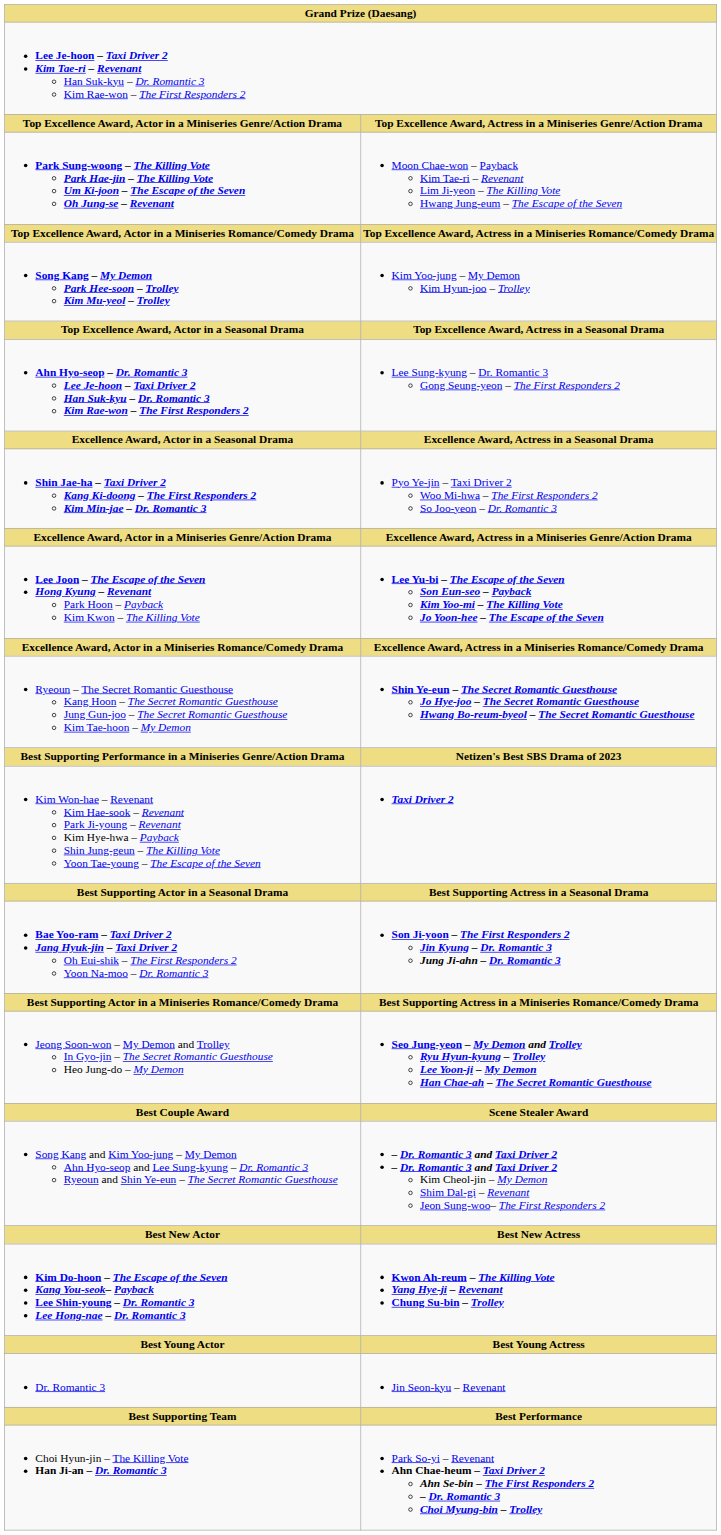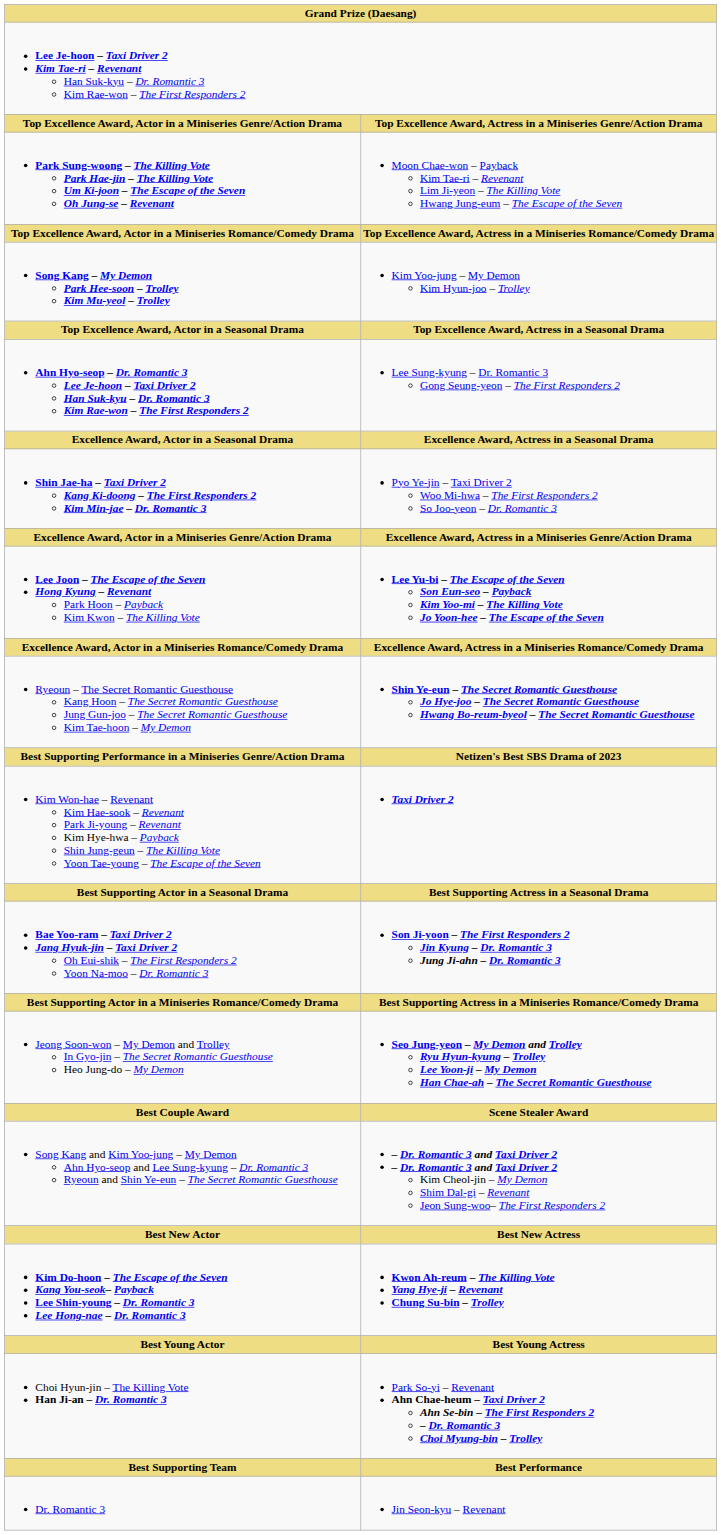rows swapped: (182, 1465) <-> (182, 1387)
